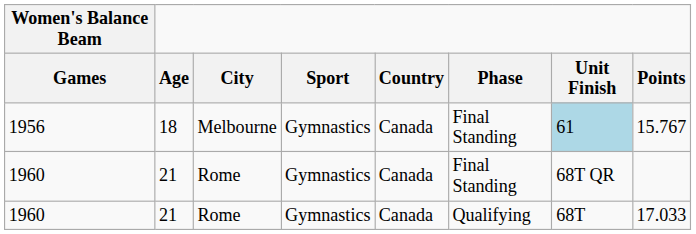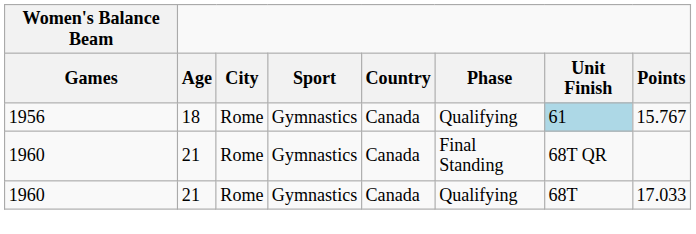(237, 127) Melbourne -> (242, 116) Rome
(485, 127) Final Standing -> (478, 116) Qualifying
